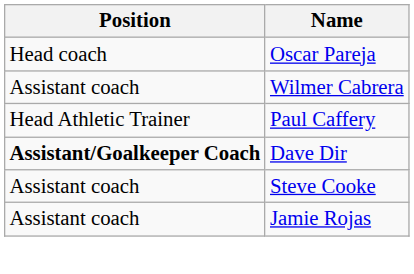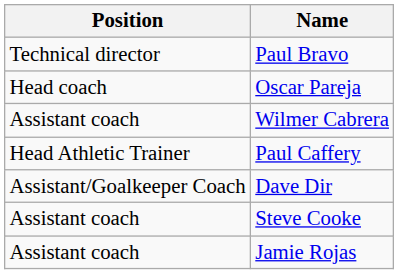+ row: (302, 53)
(135, 152) bold -> (128, 185) normal
